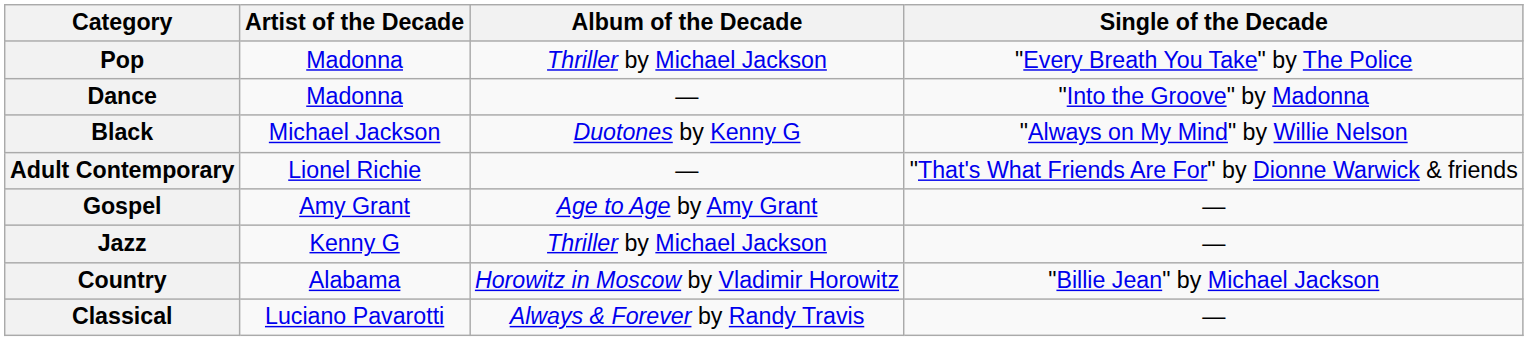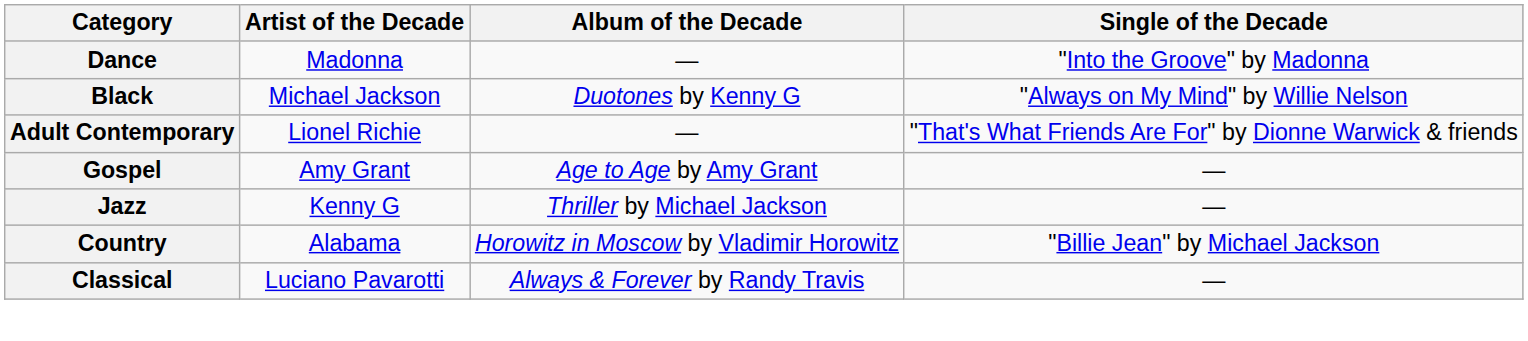- row: (122, 59)
